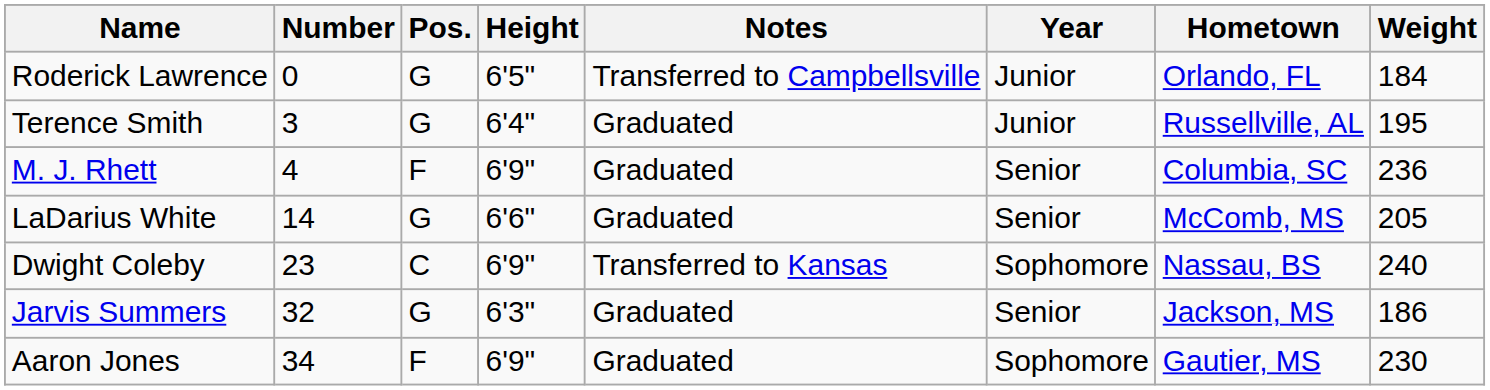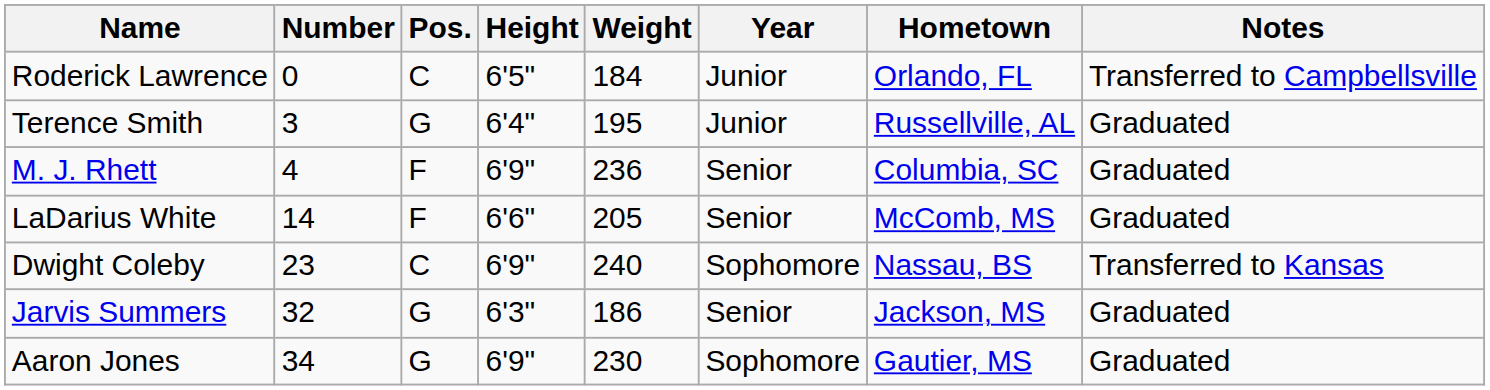columns swapped: (1427, 28) <-> (786, 28)
(420, 75) G -> (419, 75) C
(420, 218) G -> (418, 218) F
(418, 360) F -> (420, 360) G
